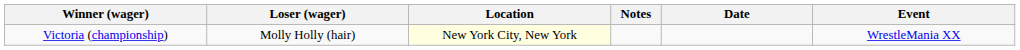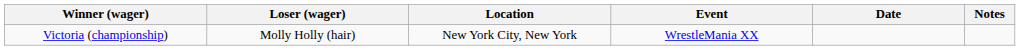columns swapped: (914, 14) <-> (636, 14)
(510, 34) lightyellow background -> (510, 34) no background
